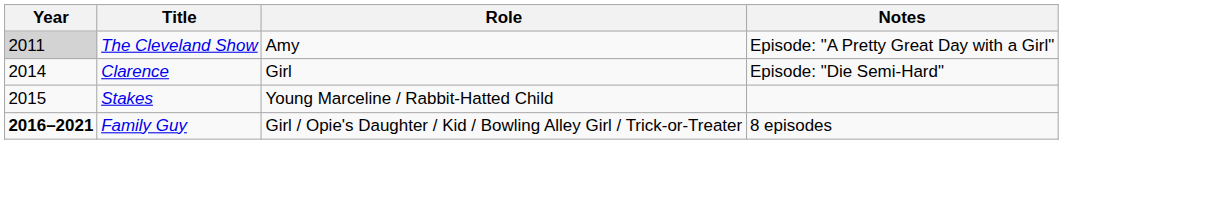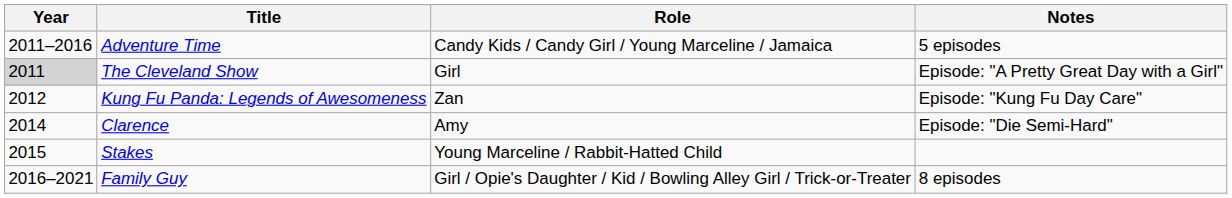+ row: (161, 44)
(282, 44) Amy -> (447, 71) Girl
+ row: (264, 98)
(279, 71) Girl -> (451, 125) Amy
(51, 125) bold -> (51, 179) normal
